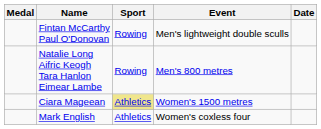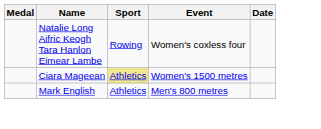- row: (74, 33)
(194, 70) Men's 800 metres -> (198, 44) Women's coxless four
(203, 117) Women's coxless four -> (189, 91) Men's 800 metres
